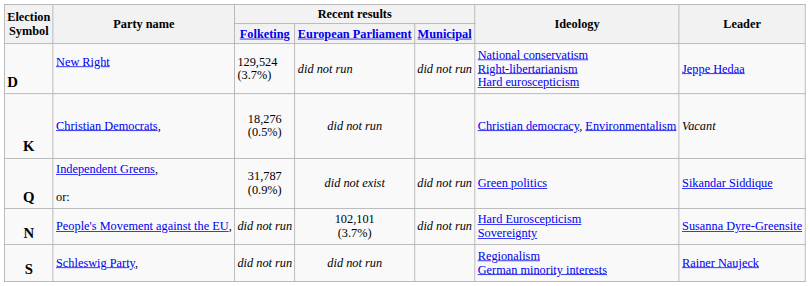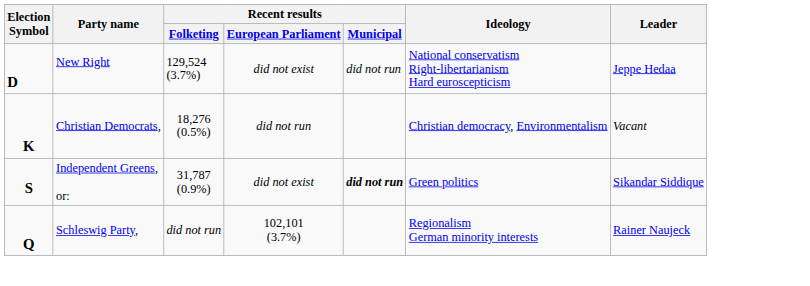(325, 68) did not run -> (284, 68) did not exist
(29, 197) Q -> (29, 188) S
(445, 183) normal -> (375, 181) bold
- row: (144, 226)
(29, 270) S -> (29, 244) Q
(355, 263) did not run -> (284, 230) 102,101 (3.7%)
